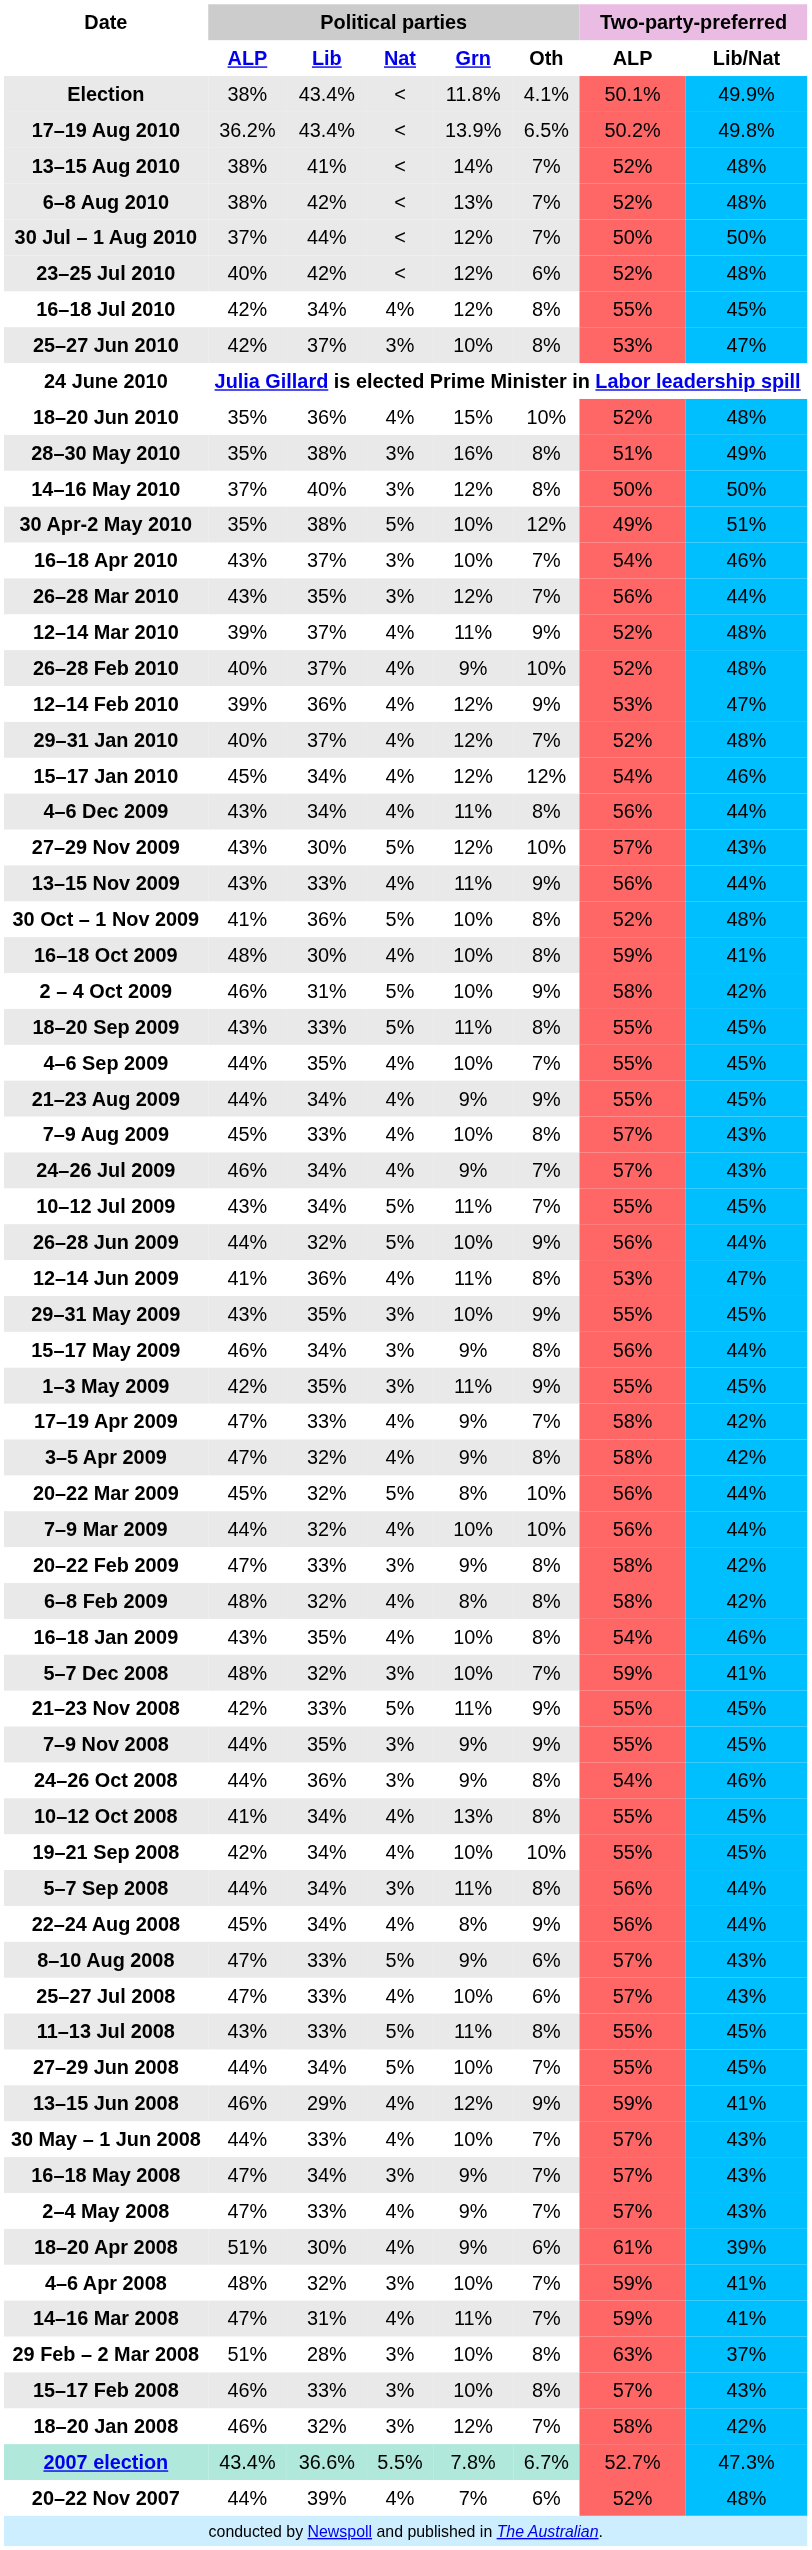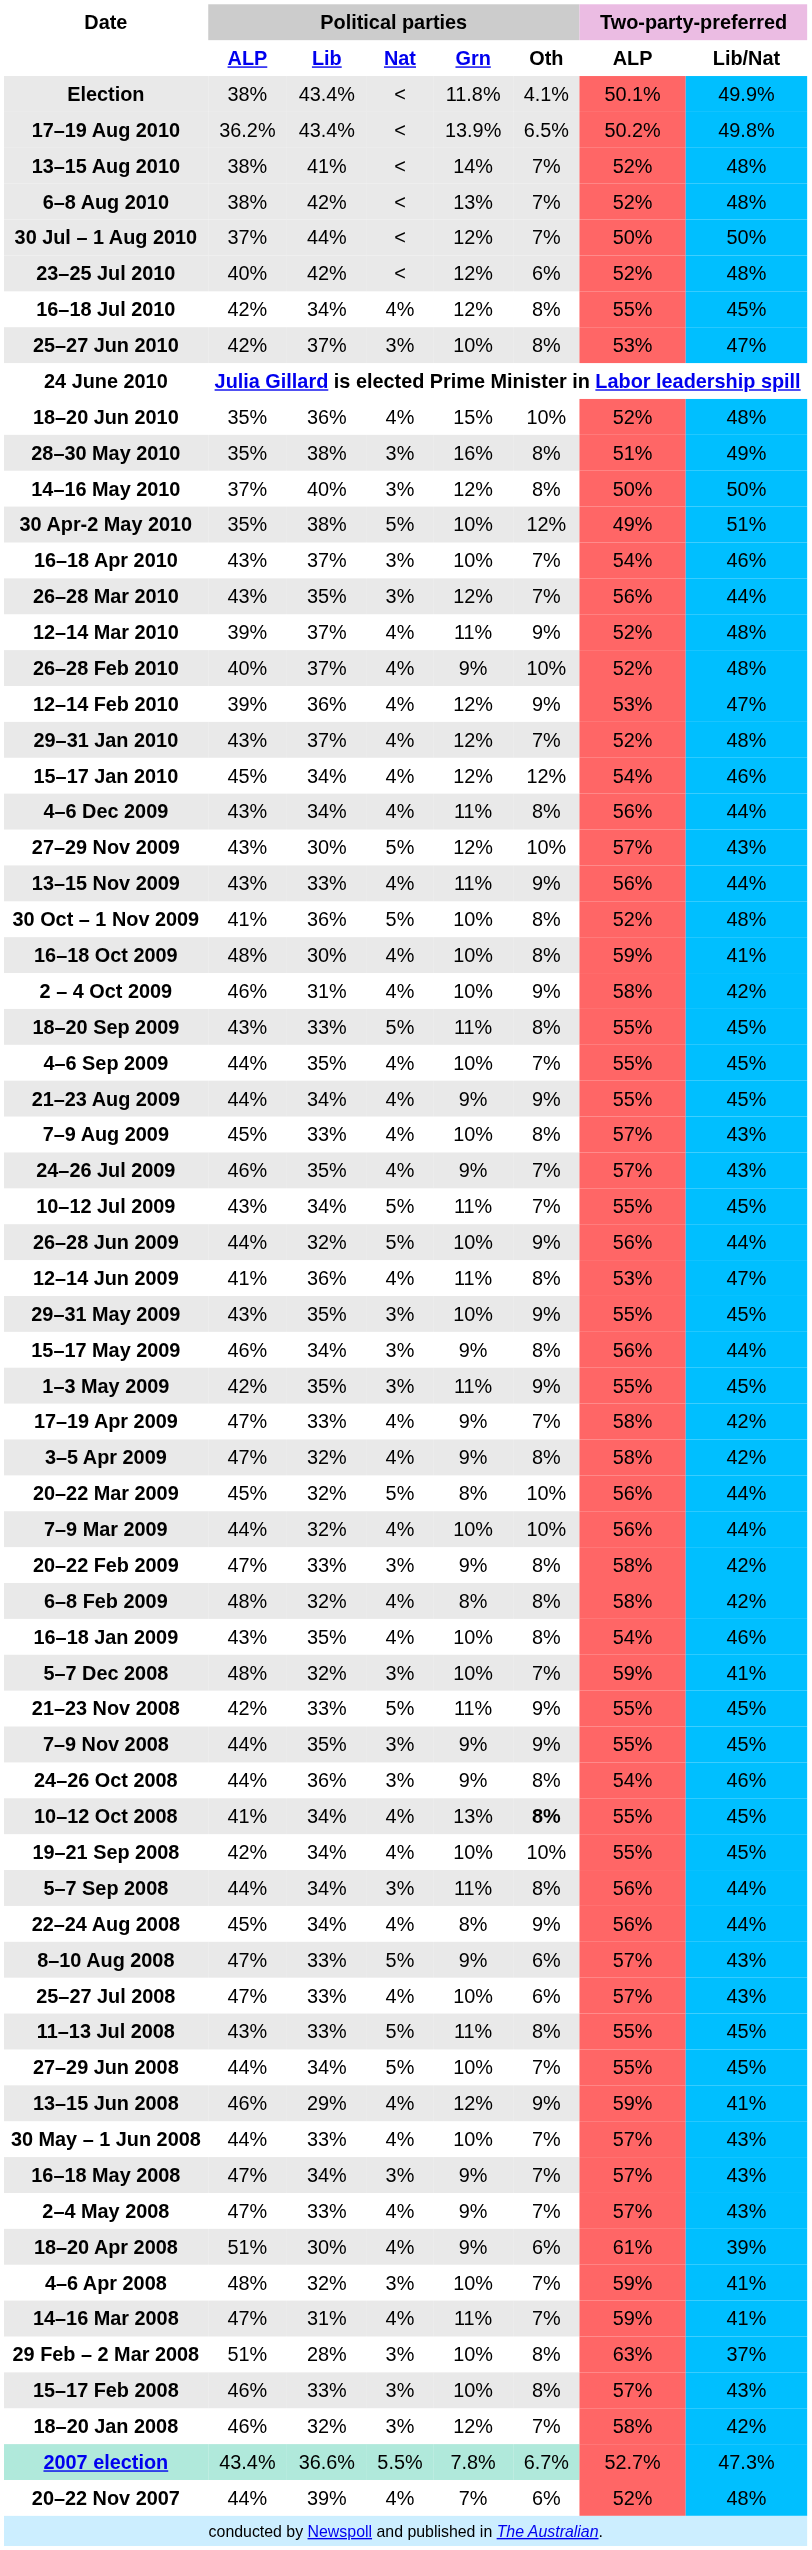(247, 739) 40% -> (247, 739) 43%
(400, 991) 5% -> (400, 991) 4%
(327, 1170) 34% -> (327, 1170) 35%
(546, 1816) normal -> (546, 1816) bold
